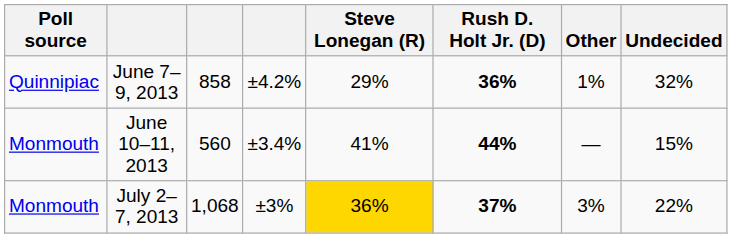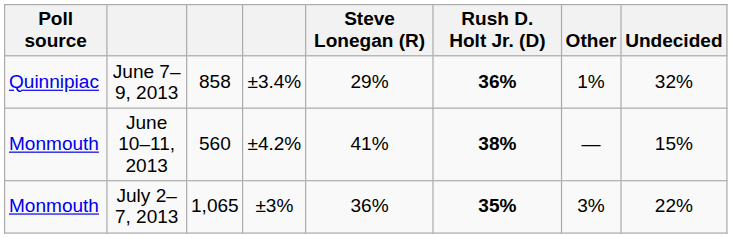(274, 81) ±4.2% -> (274, 81) ±3.4%
(274, 144) ±3.4% -> (274, 144) ±4.2%
(497, 144) 44% -> (497, 144) 38%
(215, 206) 1,068 -> (215, 206) 1,065
(370, 206) gold background -> (370, 206) no background
(497, 206) 37% -> (497, 206) 35%
